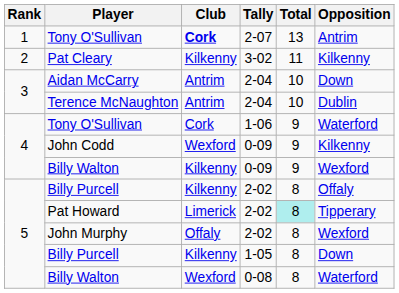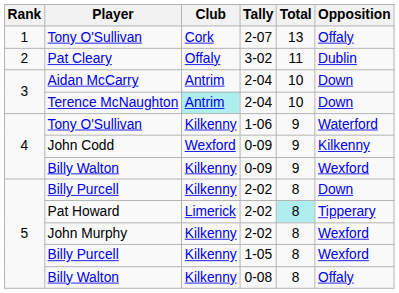(200, 37) bold -> (199, 37) normal
(338, 37) Antrim -> (336, 37) Offaly
(211, 59) Kilkenny -> (203, 59) Offaly
(344, 59) Kilkenny -> (337, 59) Dublin
(205, 102) no background -> (205, 102) paleturquoise background
(337, 102) Dublin -> (336, 102) Down
(199, 124) Cork -> (211, 124) Kilkenny
(336, 189) Offaly -> (336, 189) Down
(203, 233) Offaly -> (211, 233) Kilkenny
(336, 255) Down -> (343, 255) Wexford
(210, 277) Wexford -> (211, 277) Kilkenny
(348, 277) Waterford -> (336, 277) Offaly
